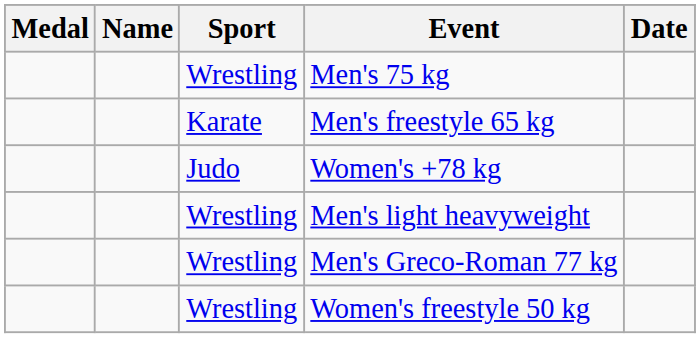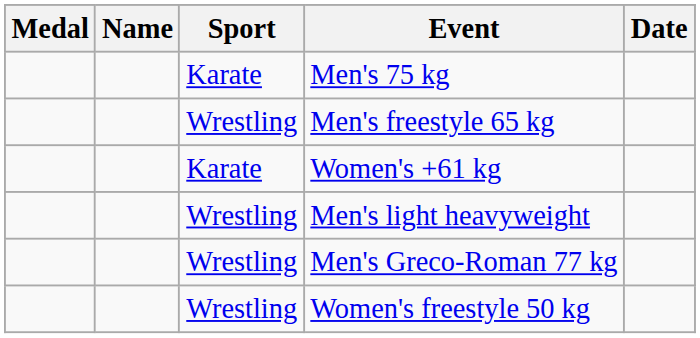(242, 74) Wrestling -> (224, 74) Karate
(224, 121) Karate -> (242, 121) Wrestling
+ row: (406, 168)
- row: (406, 168)
